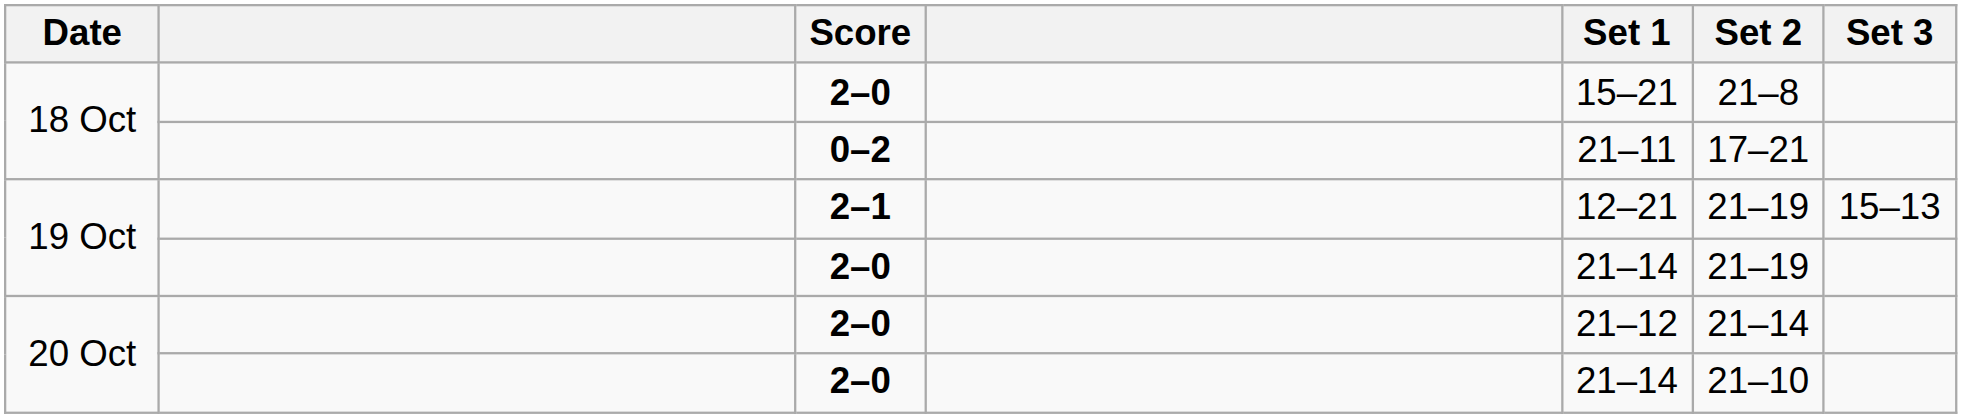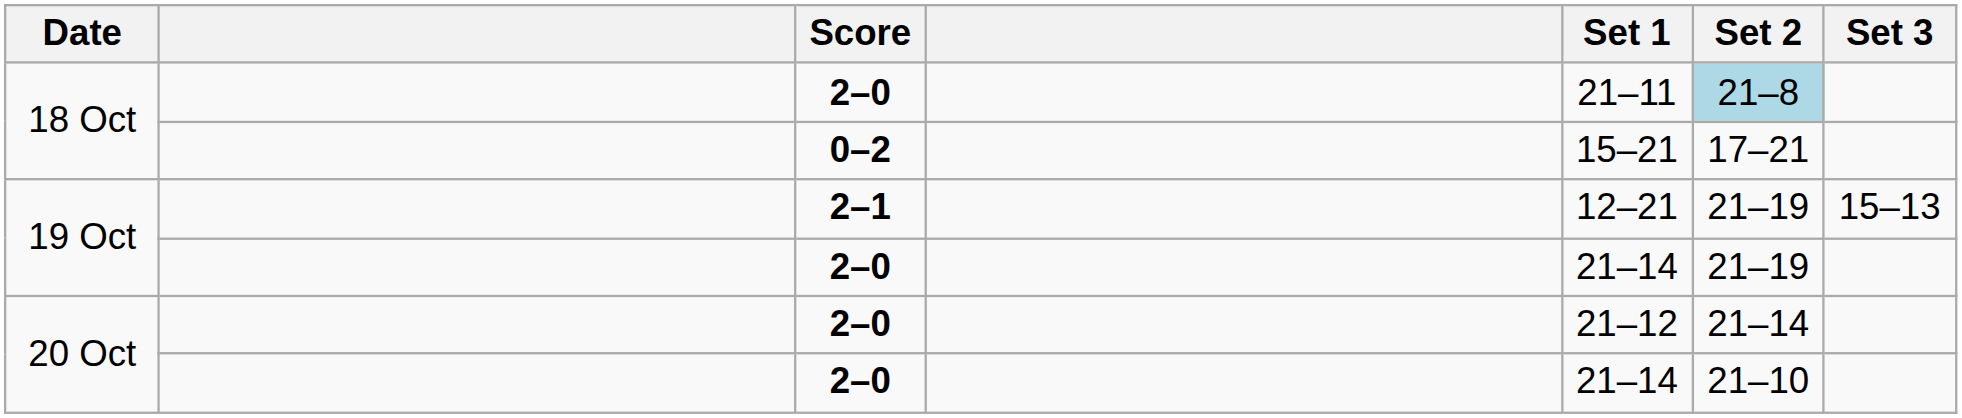(1627, 91) 15–21 -> (1627, 91) 21–11
(1758, 91) no background -> (1758, 91) lightblue background
(1627, 149) 21–11 -> (1627, 149) 15–21
